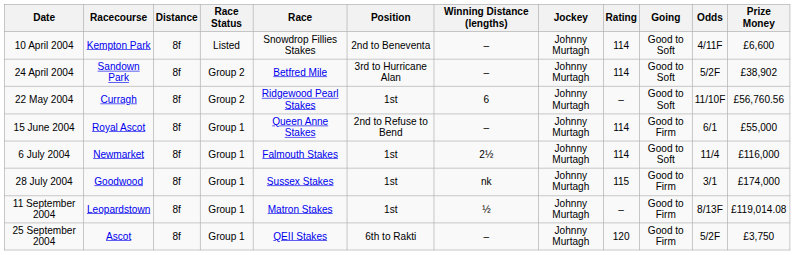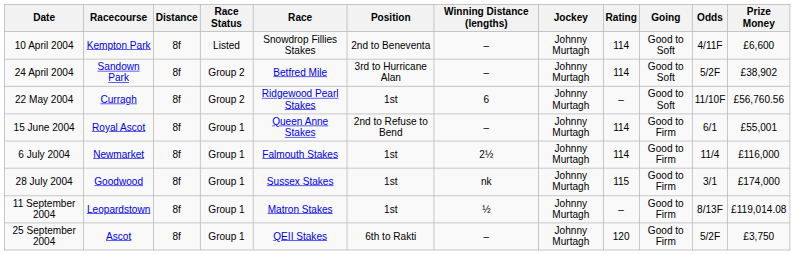(759, 127) £55,000 -> (759, 127) £55,001
(666, 154) Good to Soft -> (666, 154) Good to Firm
